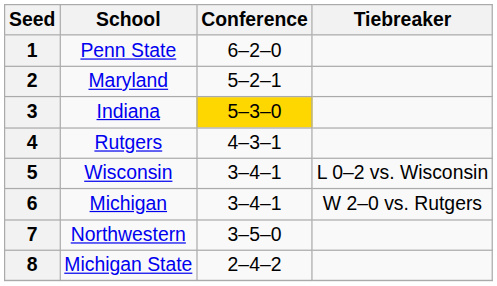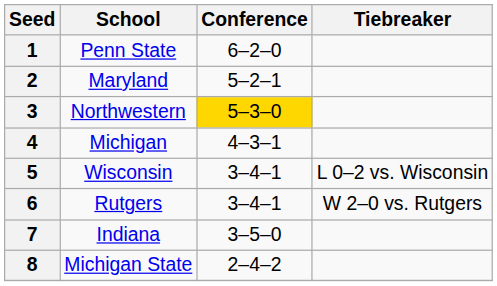(128, 111) Indiana -> (128, 111) Northwestern
(128, 142) Rutgers -> (128, 142) Michigan
(128, 204) Michigan -> (128, 204) Rutgers
(128, 234) Northwestern -> (128, 234) Indiana
